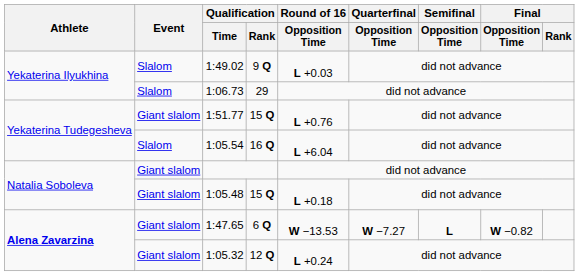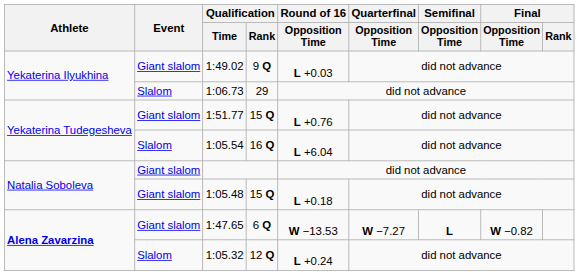(155, 67) Slalom -> (169, 67) Giant slalom
(169, 256) Giant slalom -> (155, 256) Slalom
